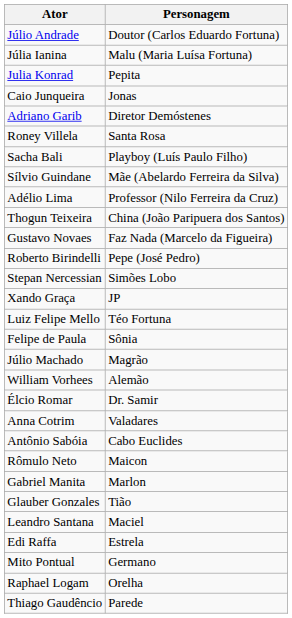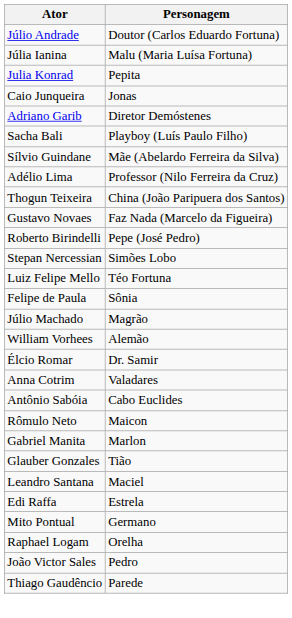- row: (43, 136)
- row: (41, 298)
+ row: (52, 562)
